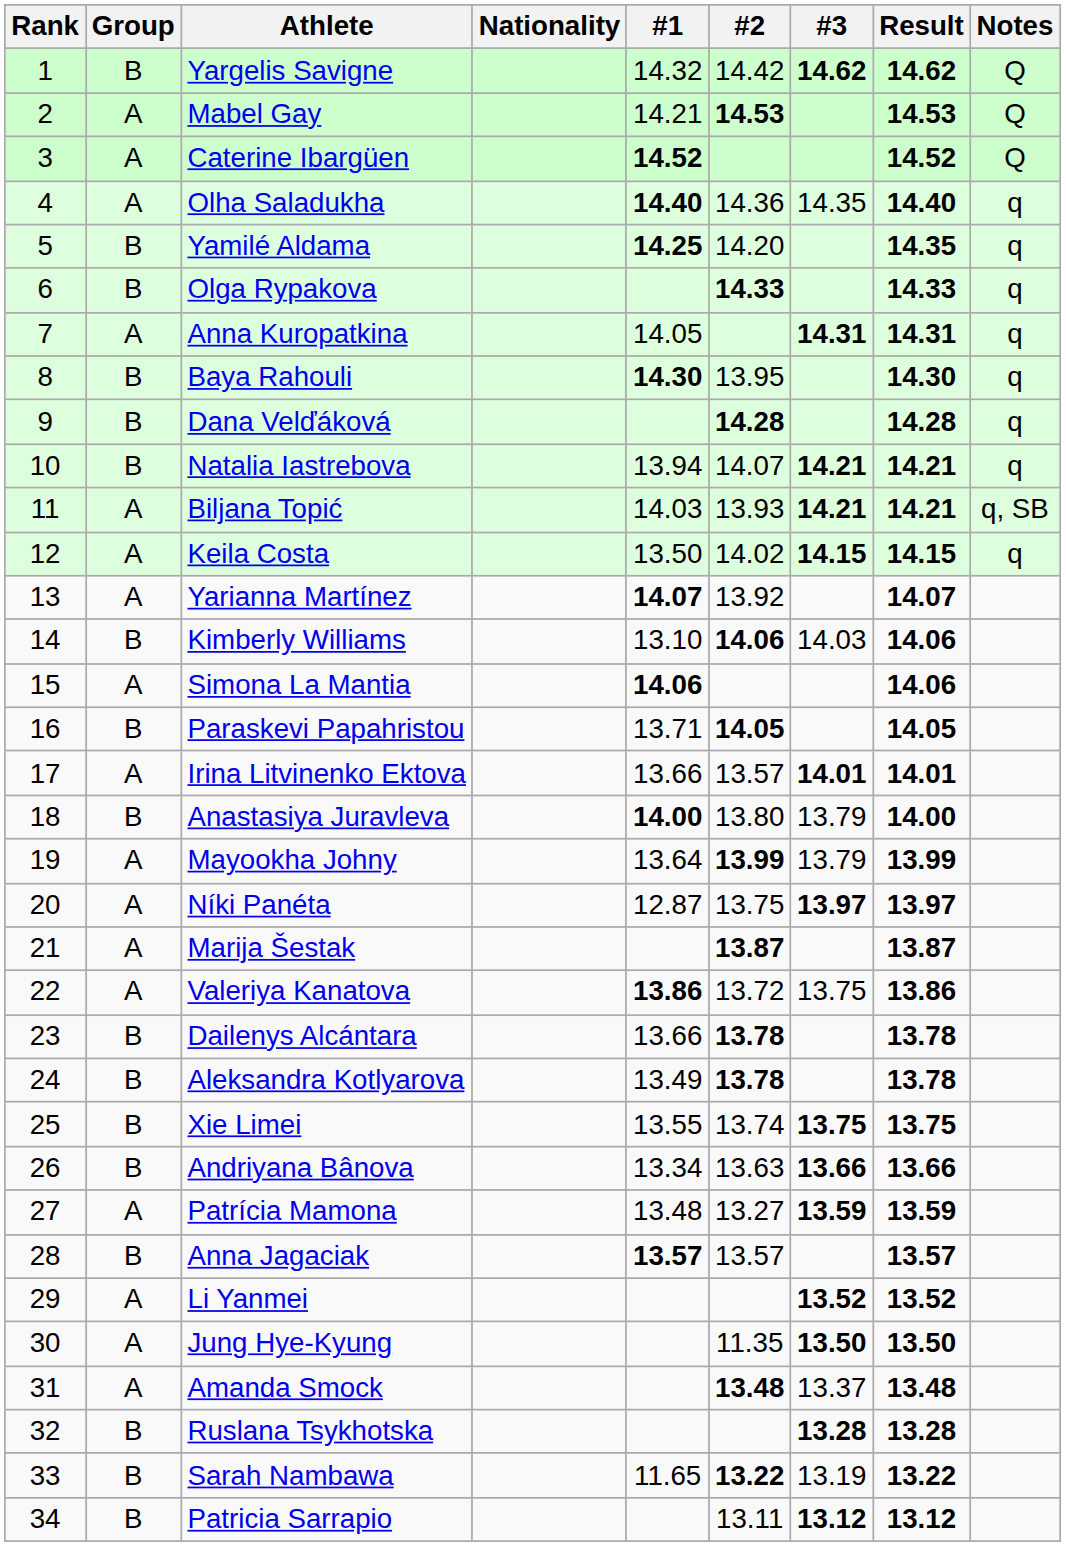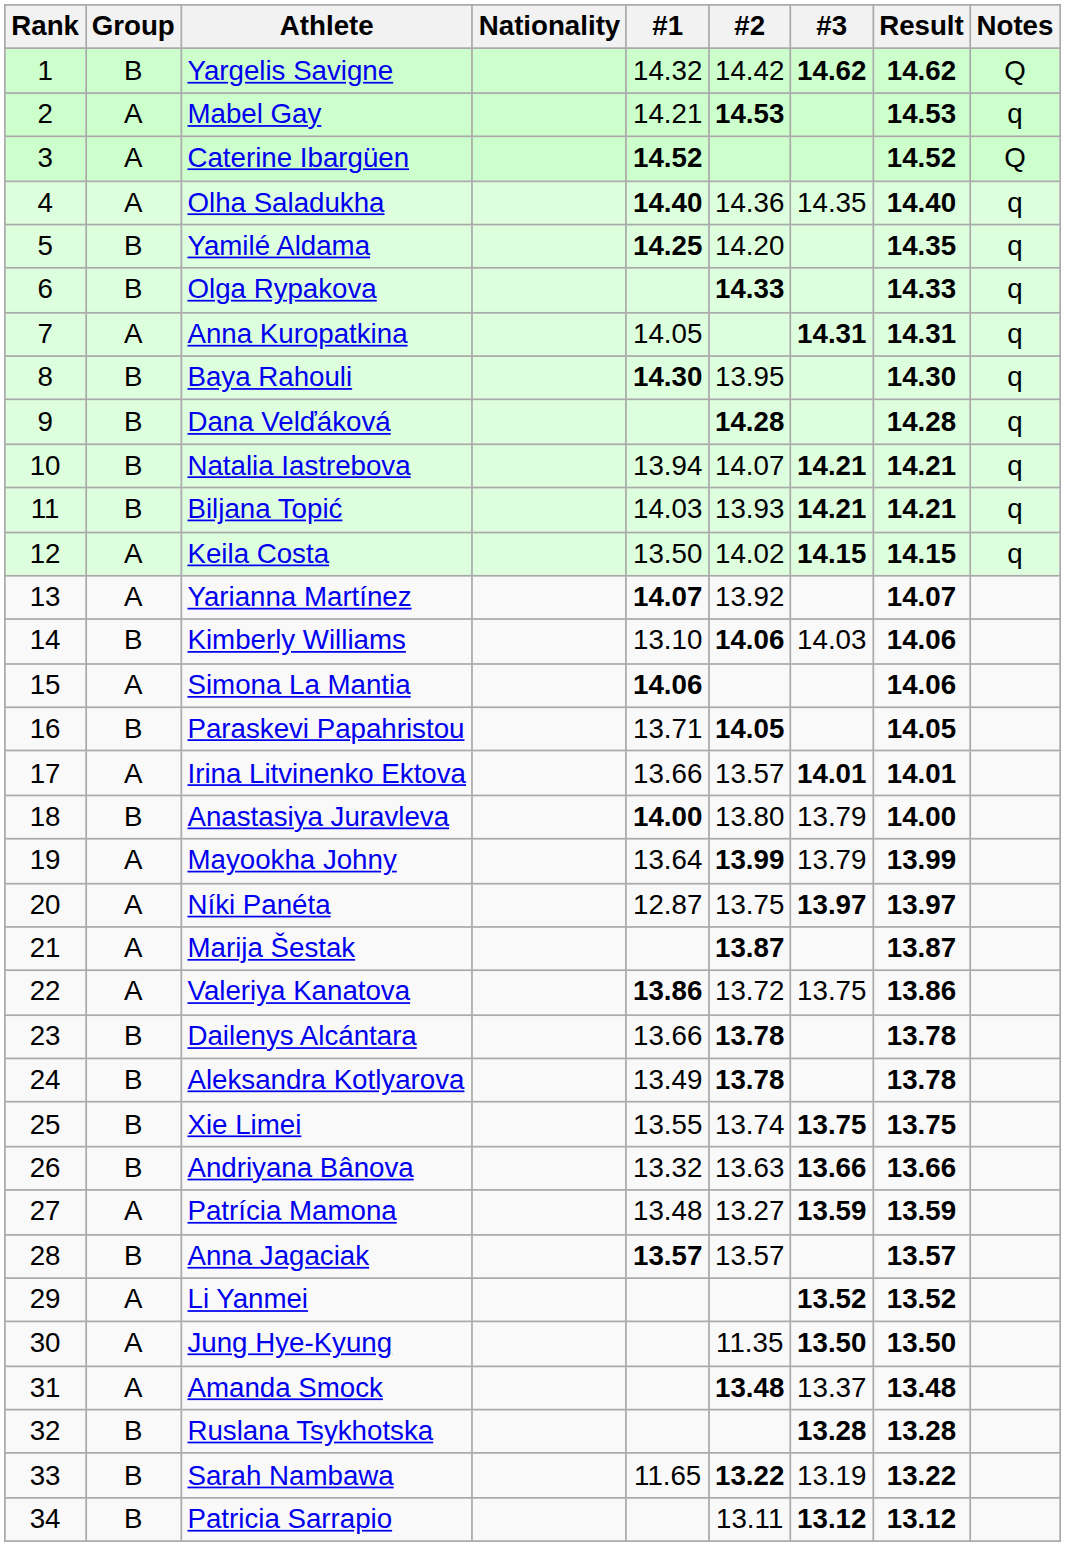(1015, 114) Q -> (1015, 114) q
(133, 509) A -> (133, 509) B
(1015, 509) q, SB -> (1015, 509) q
(668, 1167) 13.34 -> (668, 1167) 13.32
